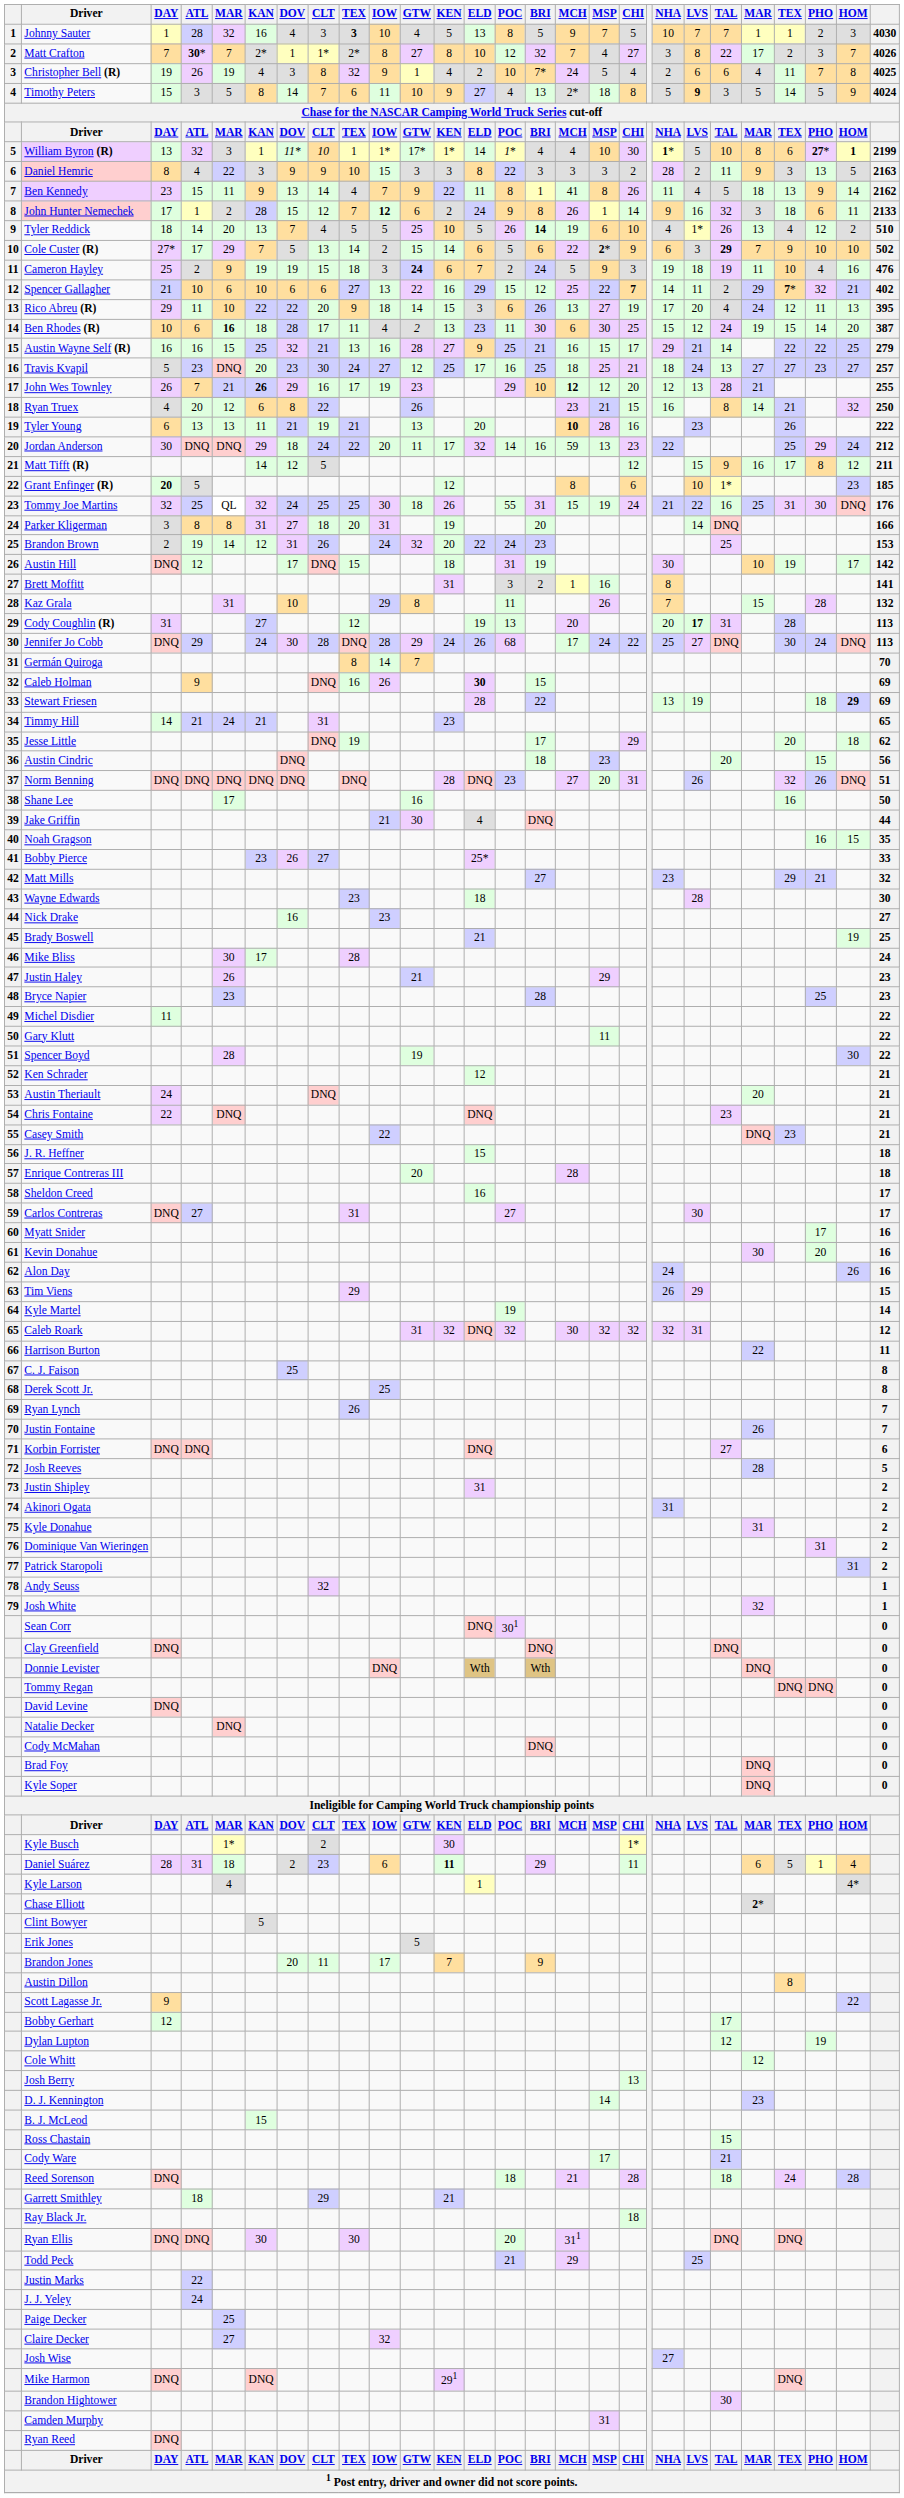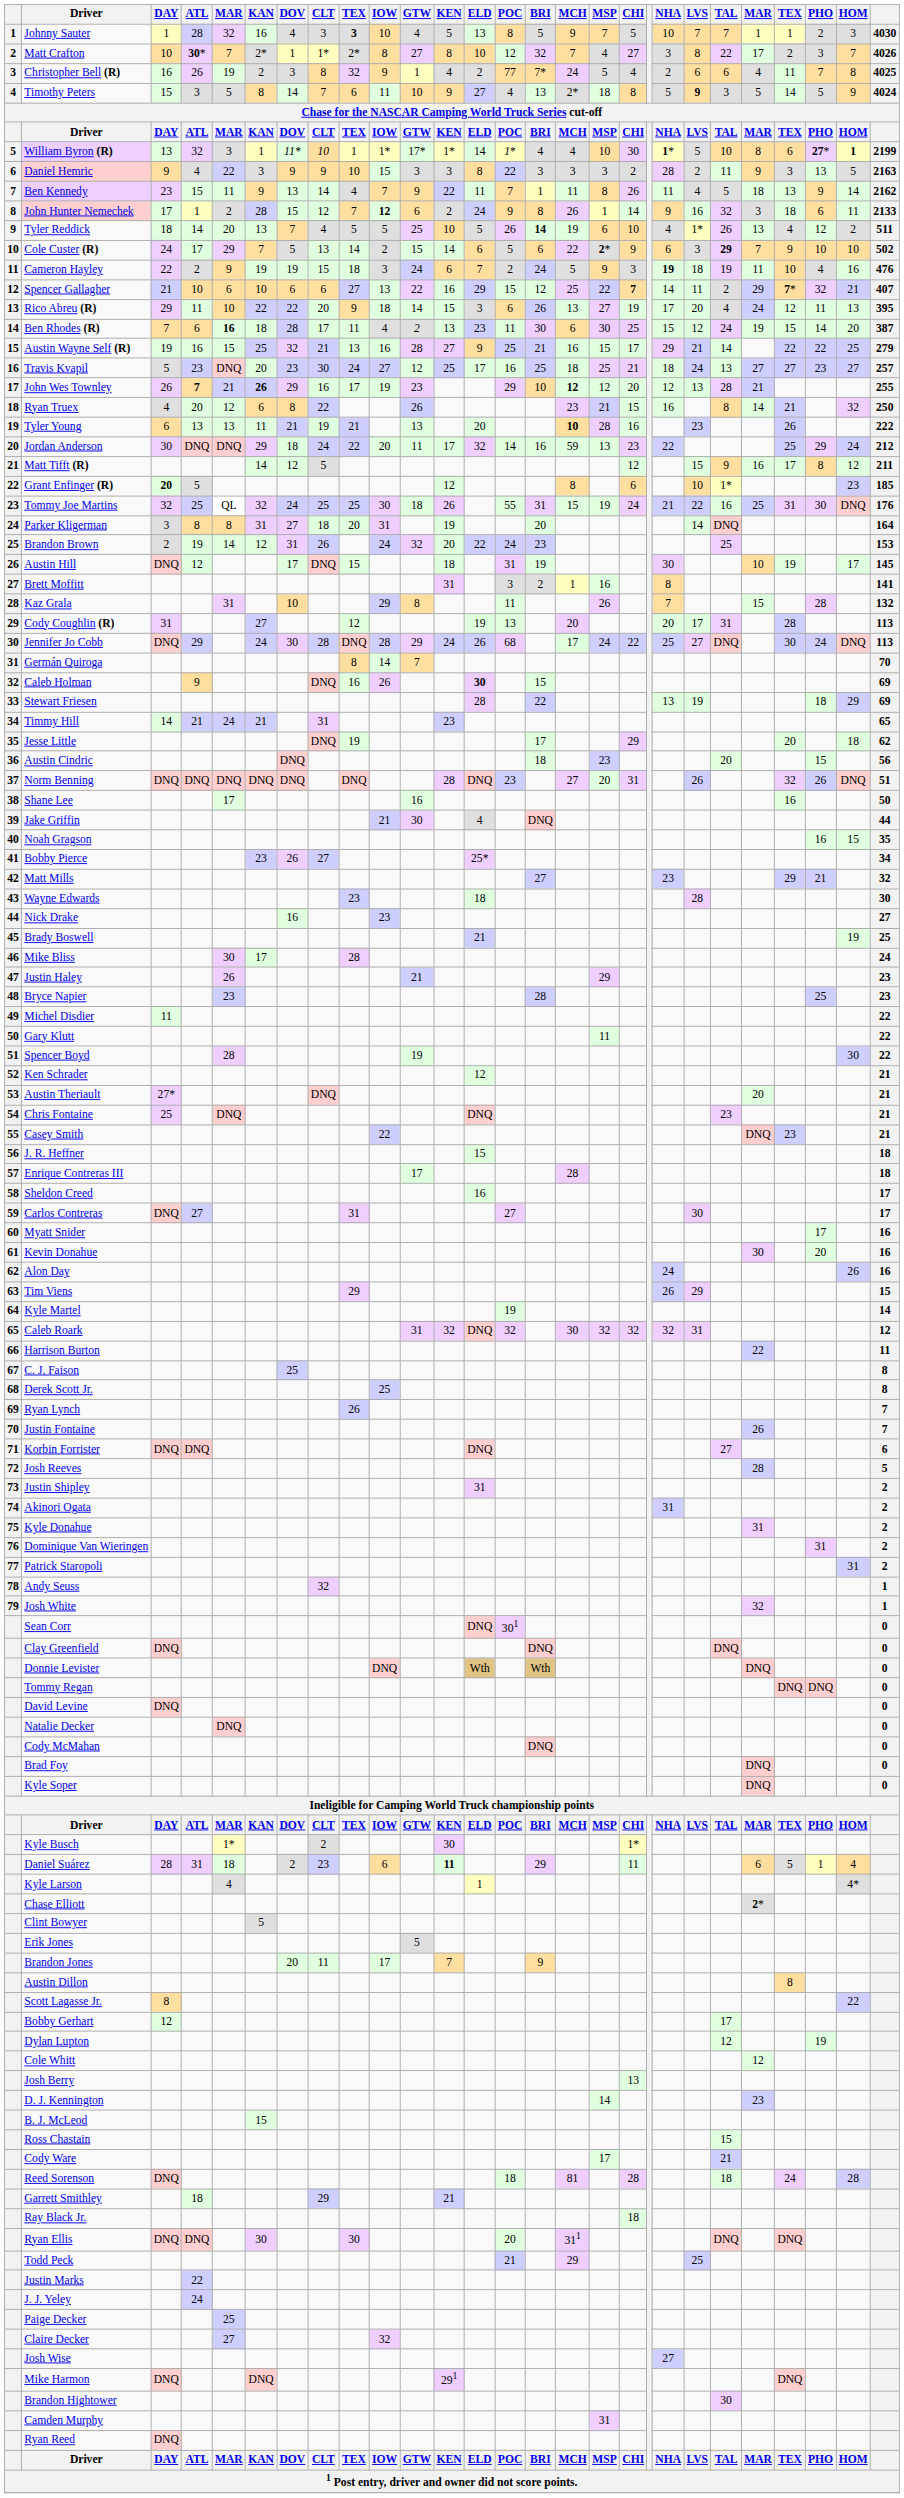(166, 53) 7 -> (166, 53) 10
(166, 73) 19 -> (166, 73) 16
(261, 73) 4 -> (261, 73) 2
(510, 73) 10 -> (510, 73) 77
(166, 171) 8 -> (166, 171) 9
(510, 191) 8 -> (510, 191) 7
(573, 191) 41 -> (573, 191) 11
(885, 230) 510 -> (885, 230) 511
(166, 250) 27* -> (166, 250) 24
(166, 270) 25 -> (166, 270) 22
(417, 270) bold -> (417, 270) normal
(668, 270) normal -> (668, 270) bold
(885, 289) 402 -> (885, 289) 407
(166, 329) 10 -> (166, 329) 7
(166, 348) 16 -> (166, 348) 19
(197, 388) normal -> (197, 388) bold
(885, 525) 166 -> (885, 525) 164
(885, 564) 142 -> (885, 564) 145
(697, 623) bold -> (697, 623) normal
(853, 702) bold -> (853, 702) normal
(885, 859) 33 -> (885, 859) 34
(166, 1095) 24 -> (166, 1095) 27*
(166, 1115) 22 -> (166, 1115) 25
(417, 1174) 20 -> (417, 1174) 17
(166, 2002) 9 -> (166, 2002) 8
(573, 2179) 21 -> (573, 2179) 81
